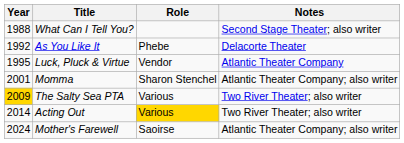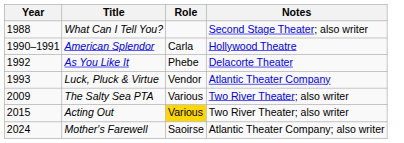+ row: (109, 46)
(19, 63) 1995 -> (19, 79) 1993
- row: (54, 79)
(19, 96) gold background -> (19, 96) no background
(19, 113) 2014 -> (19, 113) 2015
